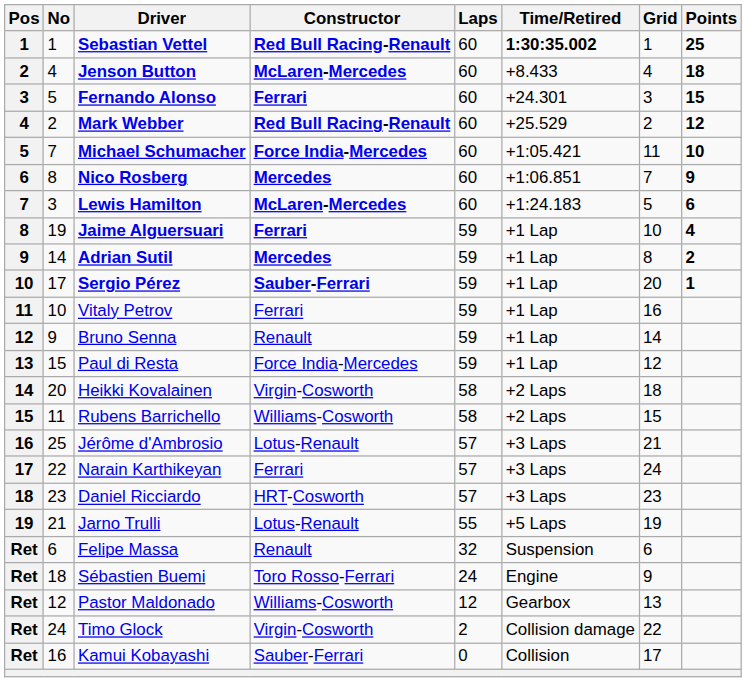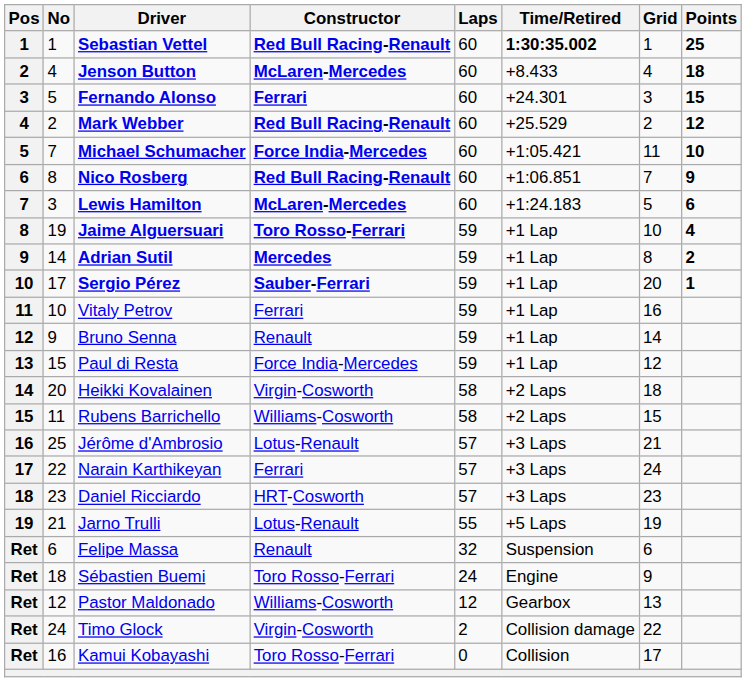(293, 177) Mercedes -> (352, 177) Red Bull Racing-Renault
(280, 230) Ferrari -> (329, 230) Toro Rosso-Ferrari
(308, 655) Sauber-Ferrari -> (324, 655) Toro Rosso-Ferrari
